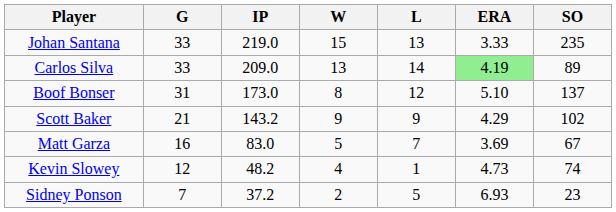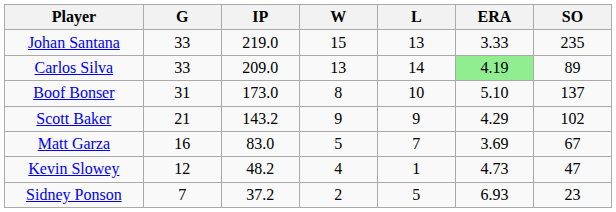(416, 93) 12 -> (416, 93) 10
(572, 169) 74 -> (572, 169) 47
